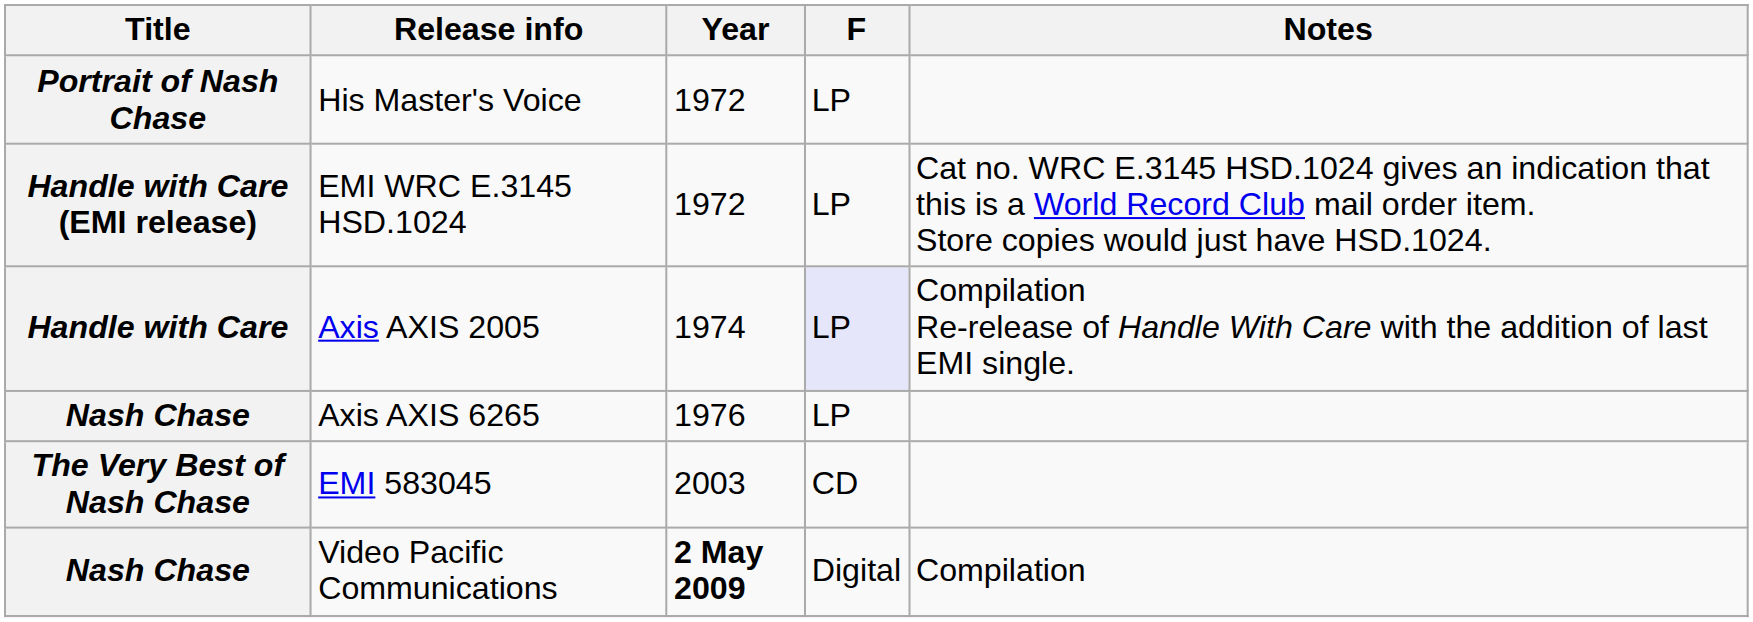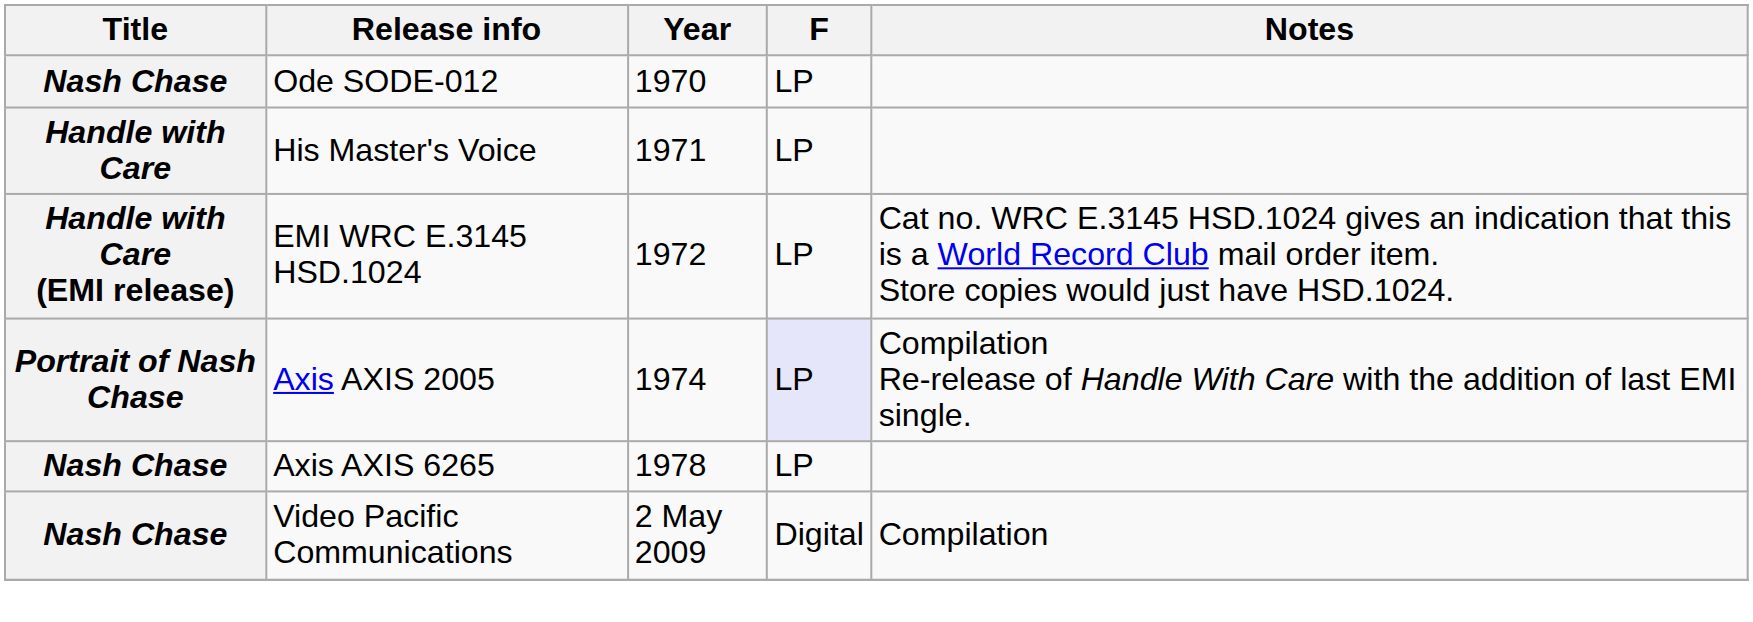+ row: (386, 81)
(158, 99) Portrait of Nash Chase -> (135, 150) Handle with Care
(710, 99) 1972 -> (671, 150) 1971
(158, 327) Handle with Care -> (135, 378) Portrait of Nash Chase
(710, 414) 1976 -> (671, 465) 1978
- row: (405, 484)
(719, 571) bold -> (679, 535) normal
